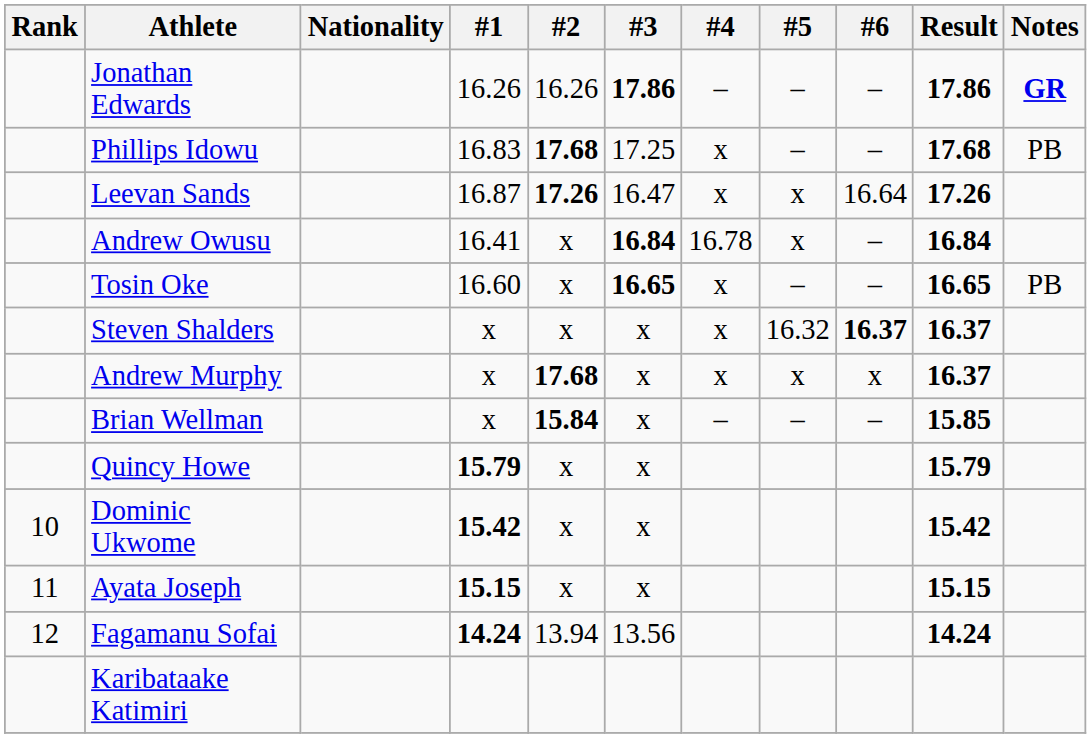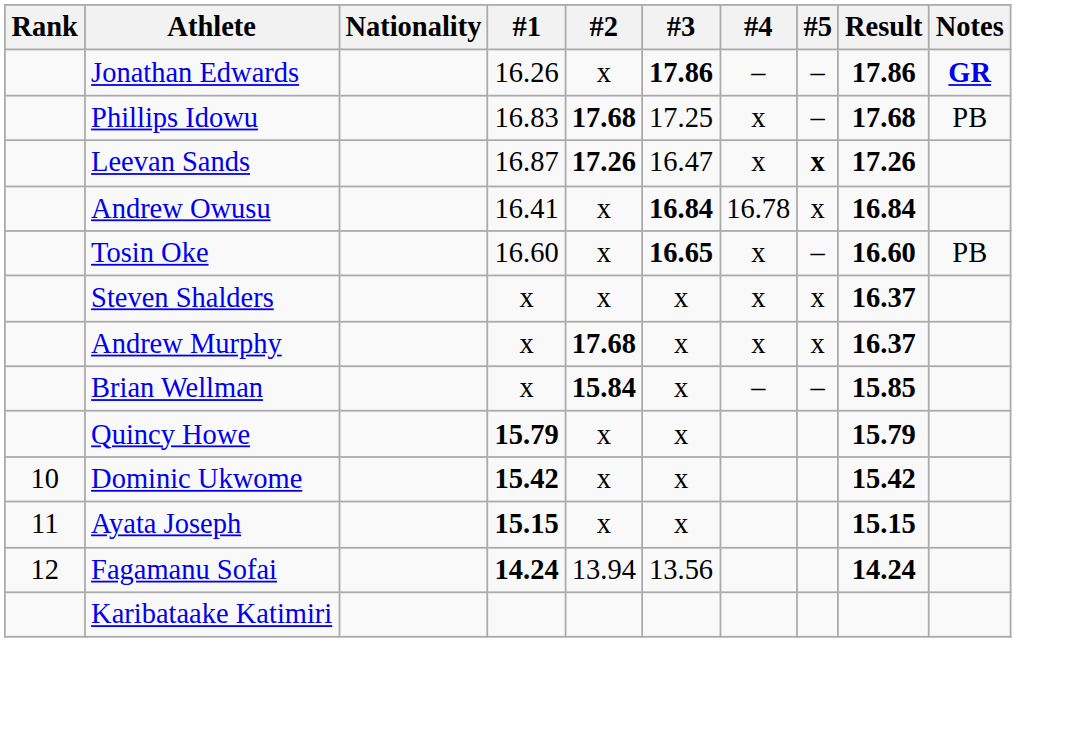- column: (875, 27)
(566, 88) 16.26 -> (604, 72) x
(798, 194) normal -> (818, 162) bold
(959, 284) 16.65 -> (884, 252) 16.60
(798, 330) 16.32 -> (818, 298) x
